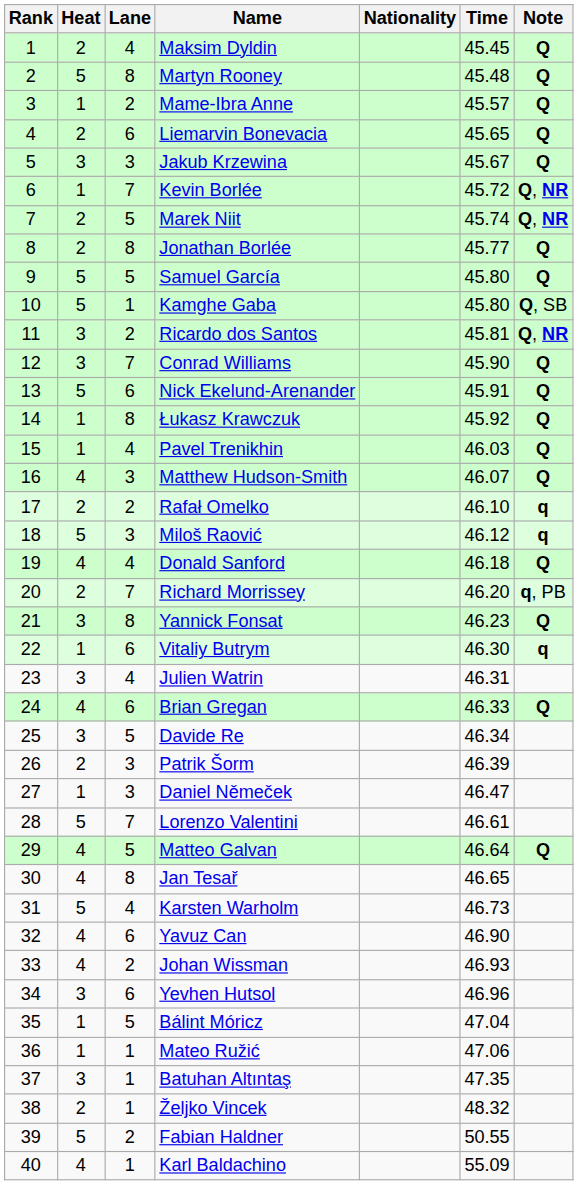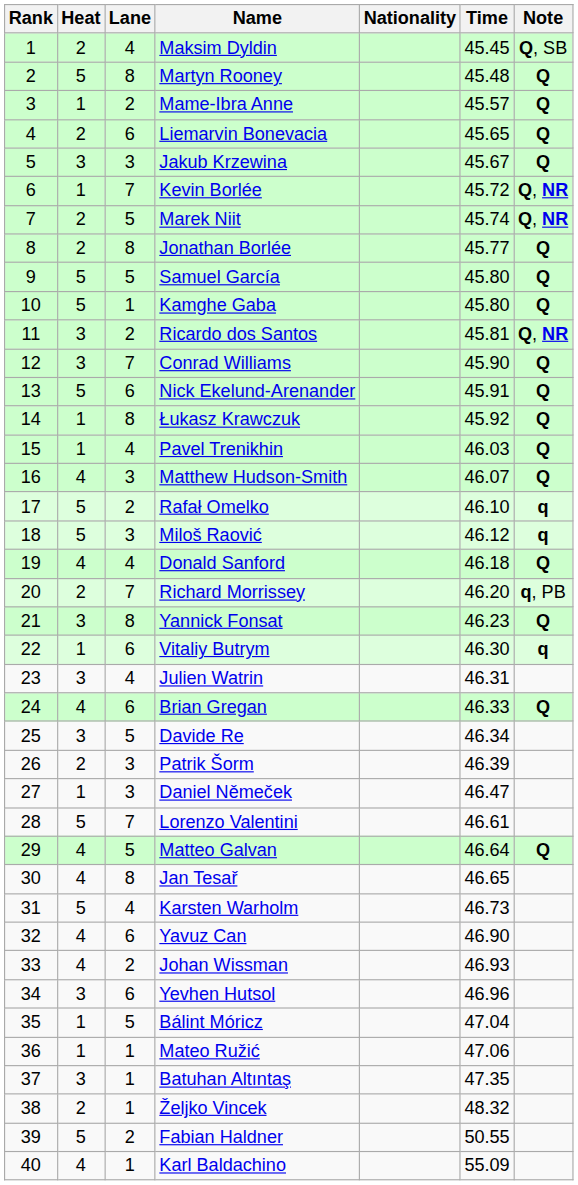(543, 47) Q -> (543, 47) Q, SB
(543, 305) Q, SB -> (543, 305) Q
(81, 506) 2 -> (81, 506) 5
